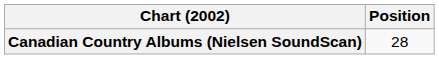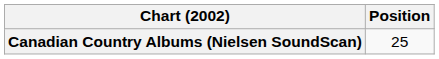(400, 41) 28 -> (400, 41) 25
